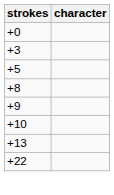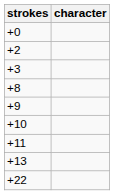+ row: (14, 50)
- row: (14, 69)
+ row: (17, 143)
